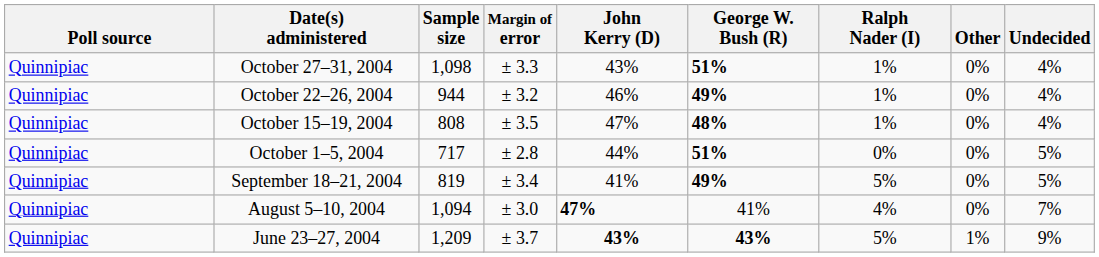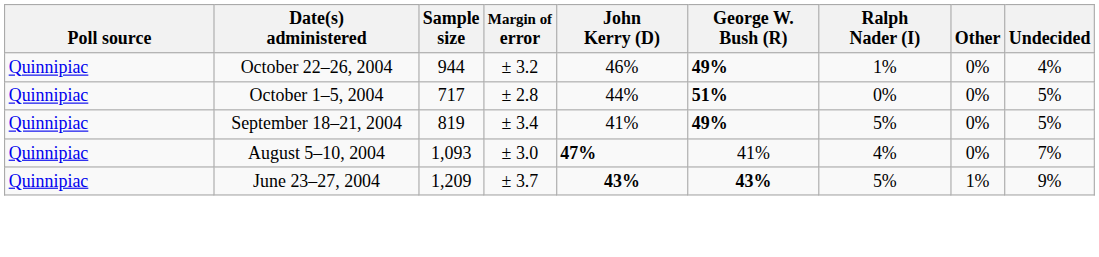- row: (317, 67)
- row: (317, 124)
(451, 209) 1,094 -> (451, 152) 1,093
